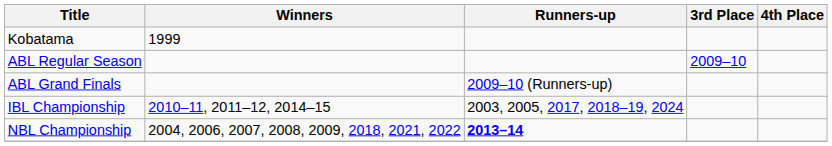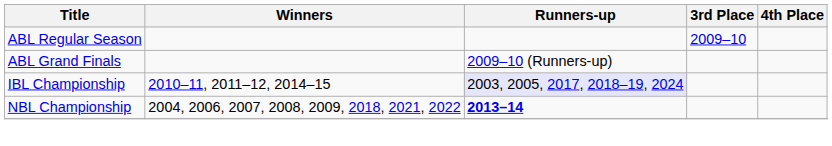- row: (41, 38)
(575, 107) no background -> (575, 84) lavender background
